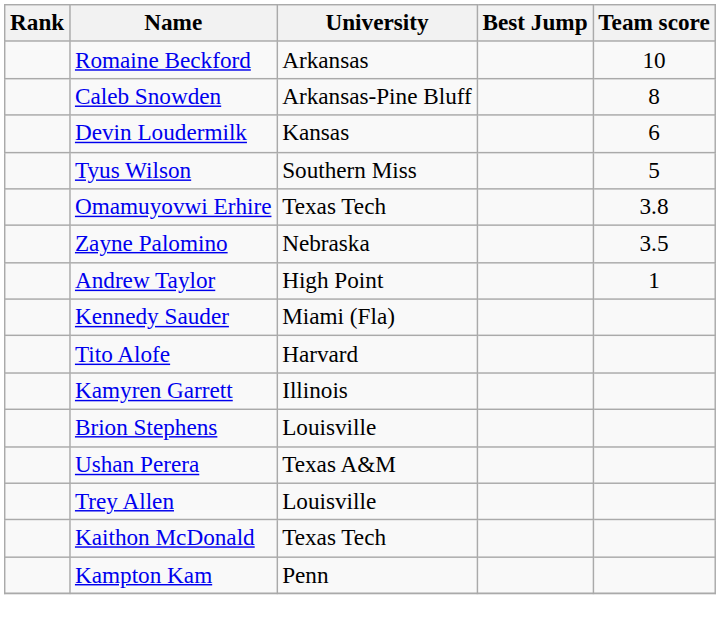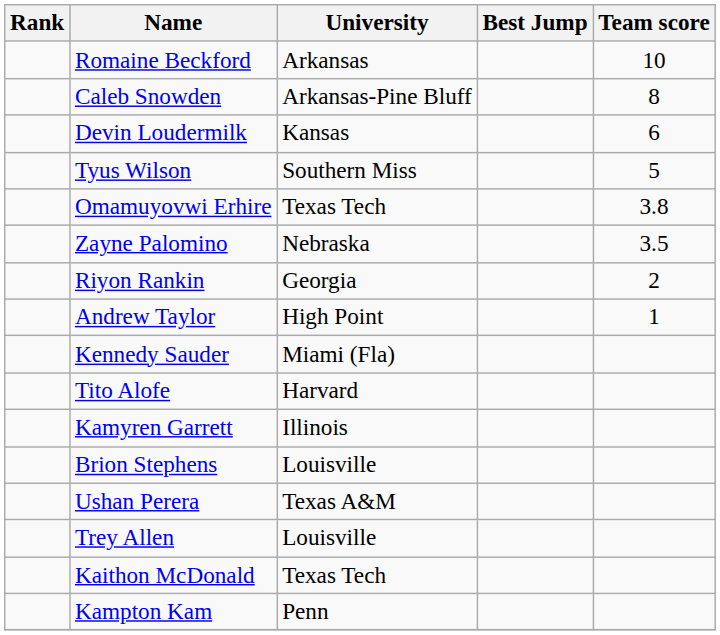+ row: (140, 280)
